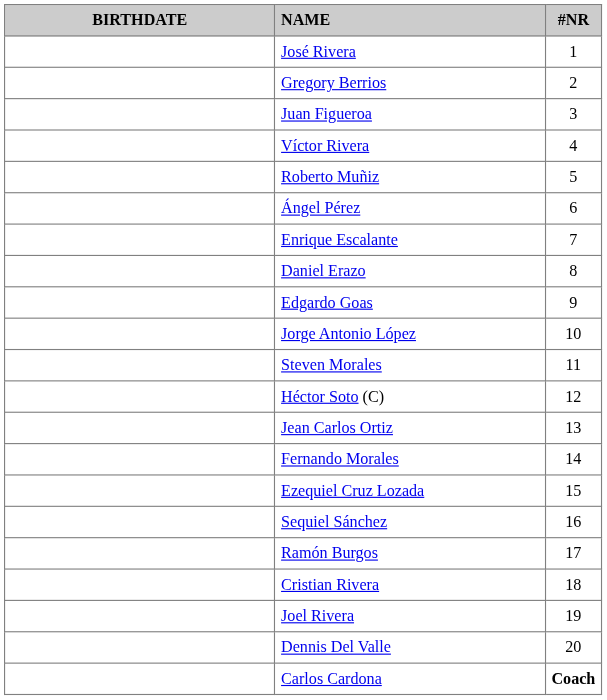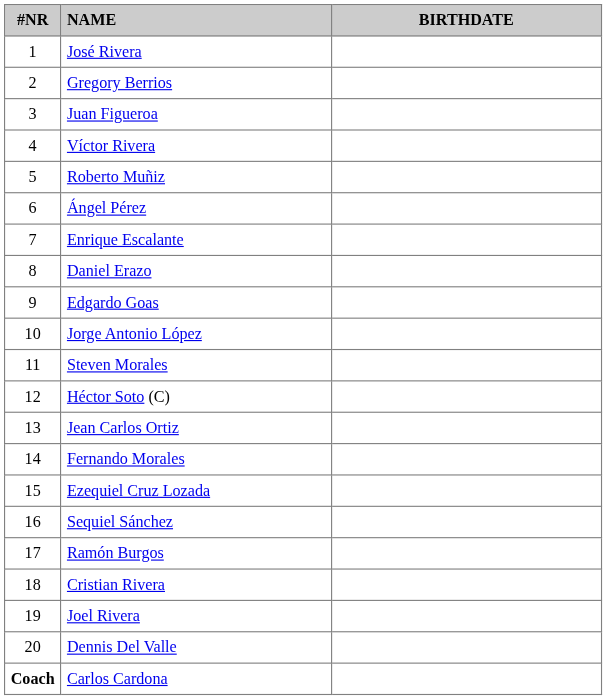columns swapped: (573, 20) <-> (140, 20)
